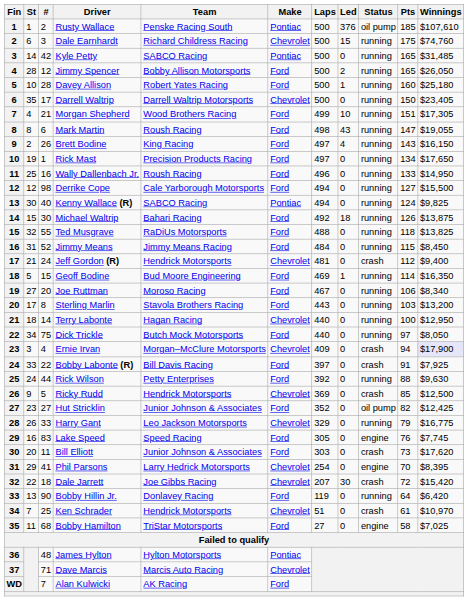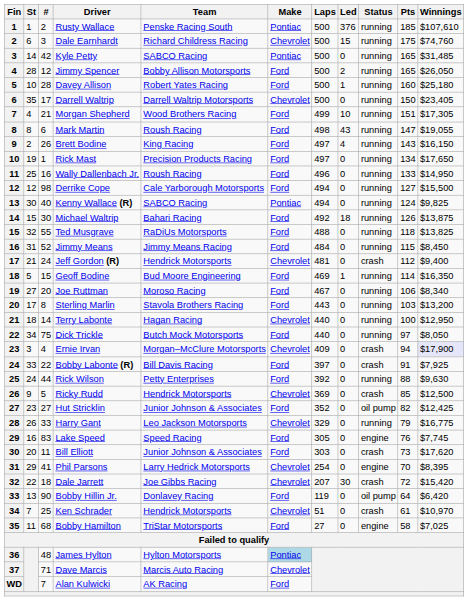(378, 27) oil pump -> (376, 27) running
(376, 496) running -> (378, 496) oil pump
(286, 555) no background -> (286, 555) lightblue background
